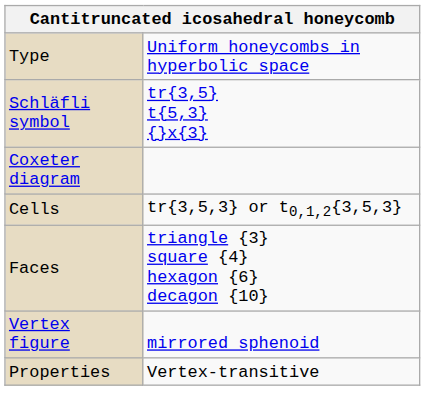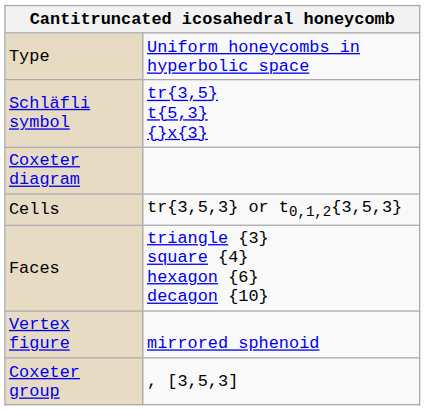+ row: (44, 381)
- row: (60, 372)
